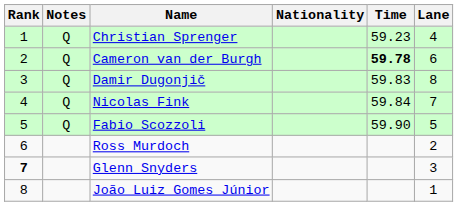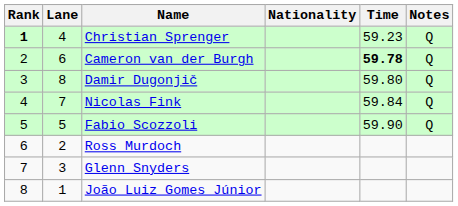columns swapped: (433, 15) <-> (66, 15)
(24, 37) normal -> (24, 37) bold
(391, 81) 59.83 -> (383, 81) 59.80
(24, 168) bold -> (24, 168) normal
